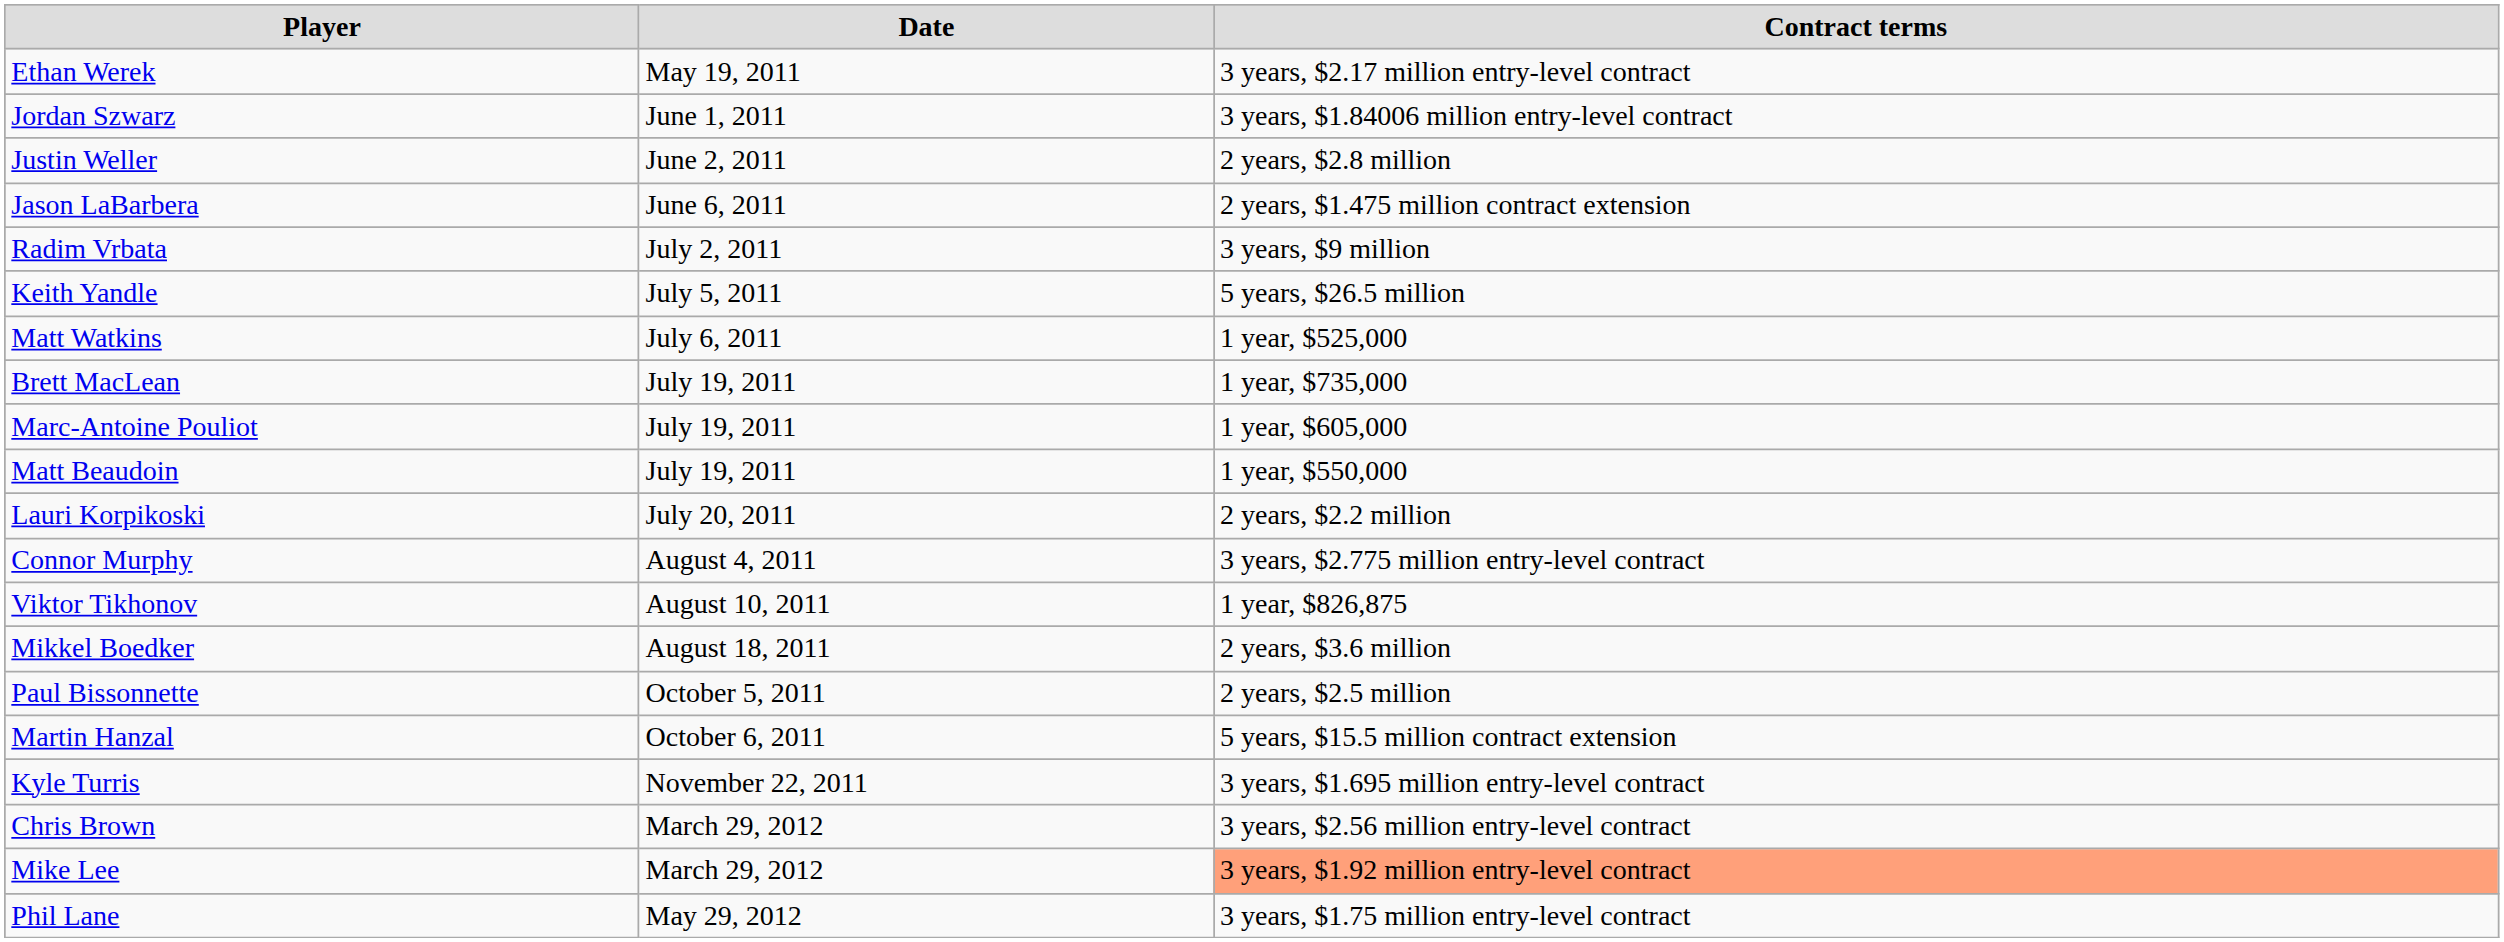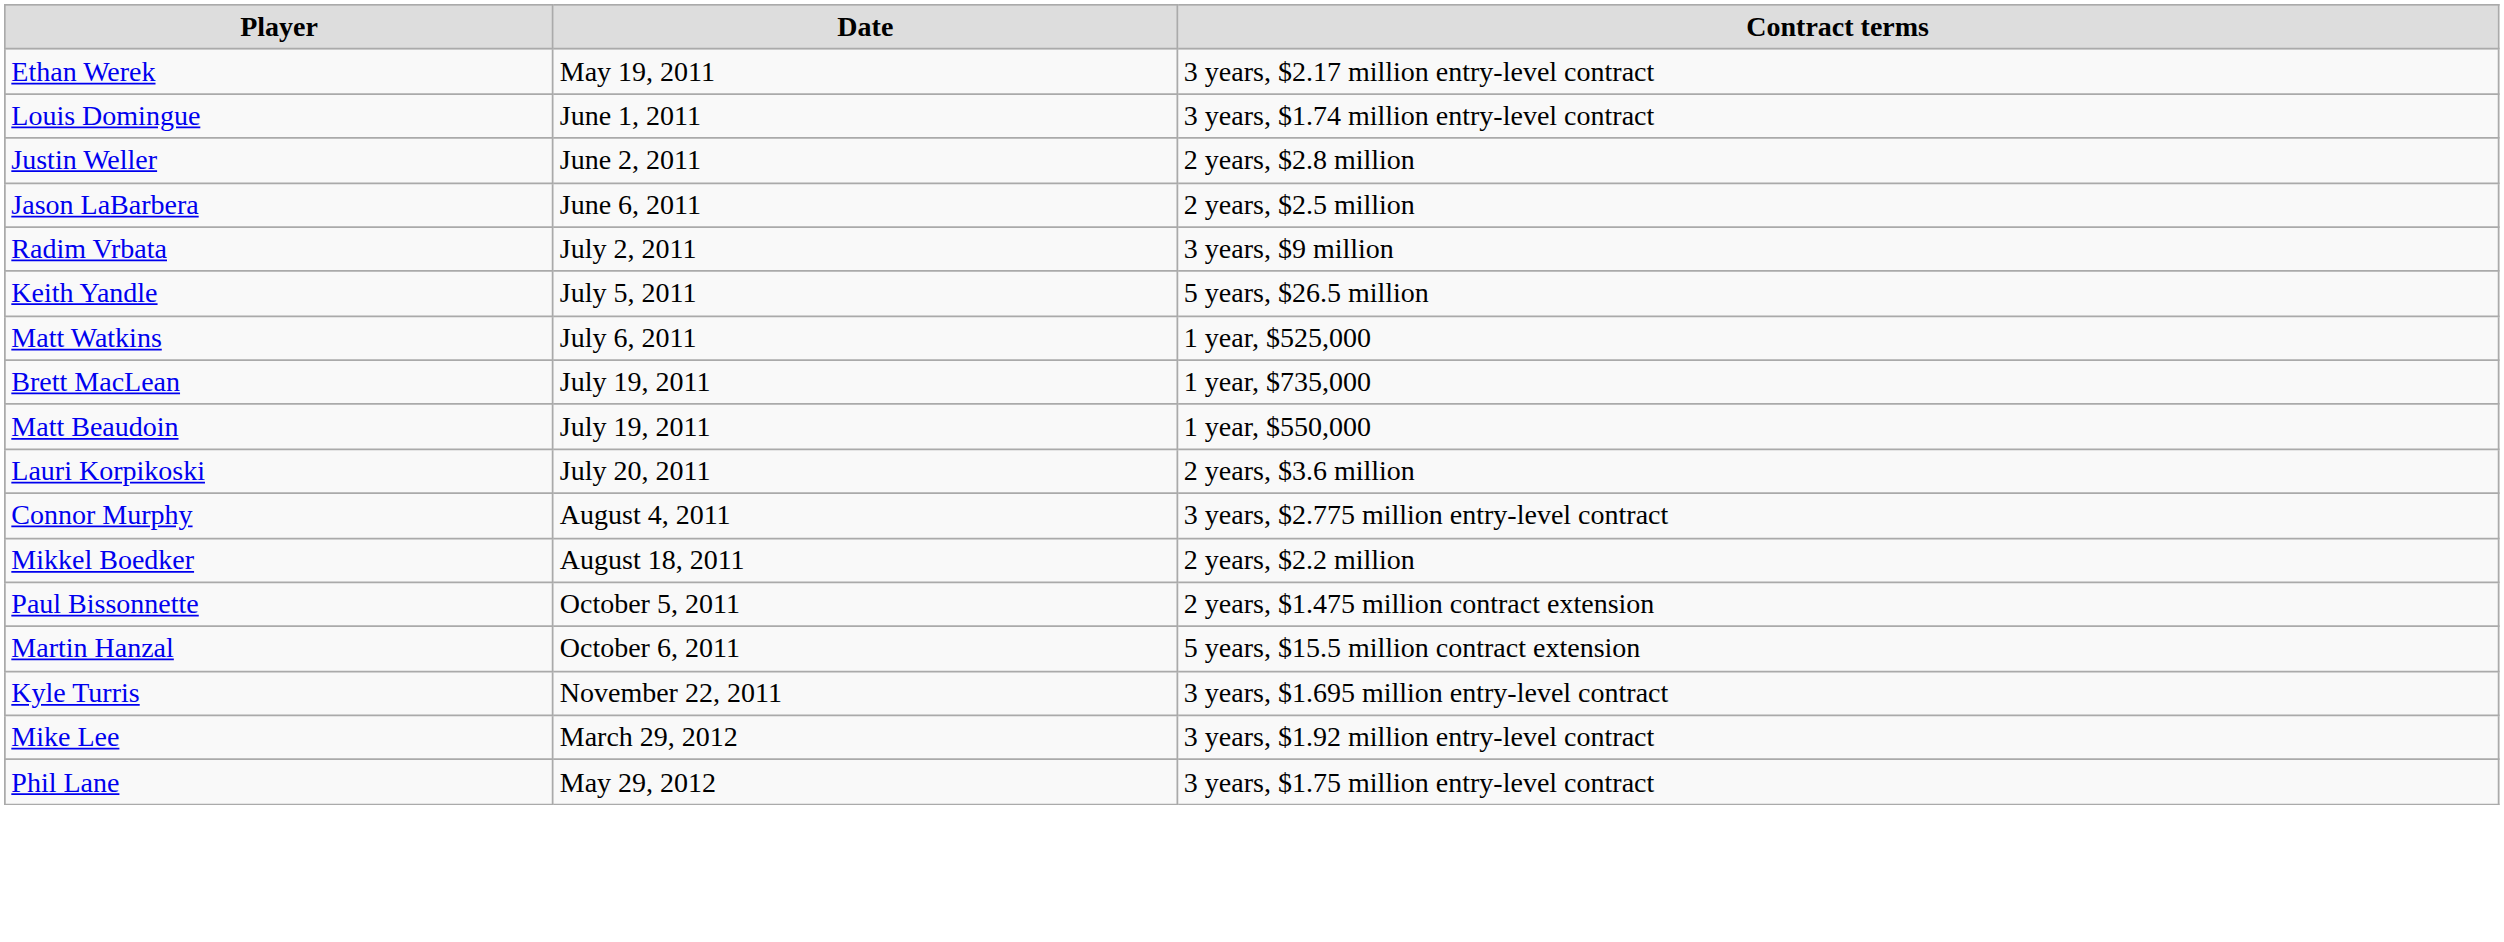+ row: (106, 115)
- row: (93, 115)
(1455, 204) 2 years, $1.475 million contract extension -> (1299, 204) 2 years, $2.5 million
- row: (135, 426)
(1336, 515) 2 years, $2.2 million -> (1299, 470) 2 years, $3.6 million
- row: (104, 603)
(1336, 648) 2 years, $3.6 million -> (1299, 559) 2 years, $2.2 million
(1336, 692) 2 years, $2.5 million -> (1419, 603) 2 years, $1.475 million contract extension
- row: (83, 826)
(1455, 870) lightsalmon background -> (1419, 737) no background
